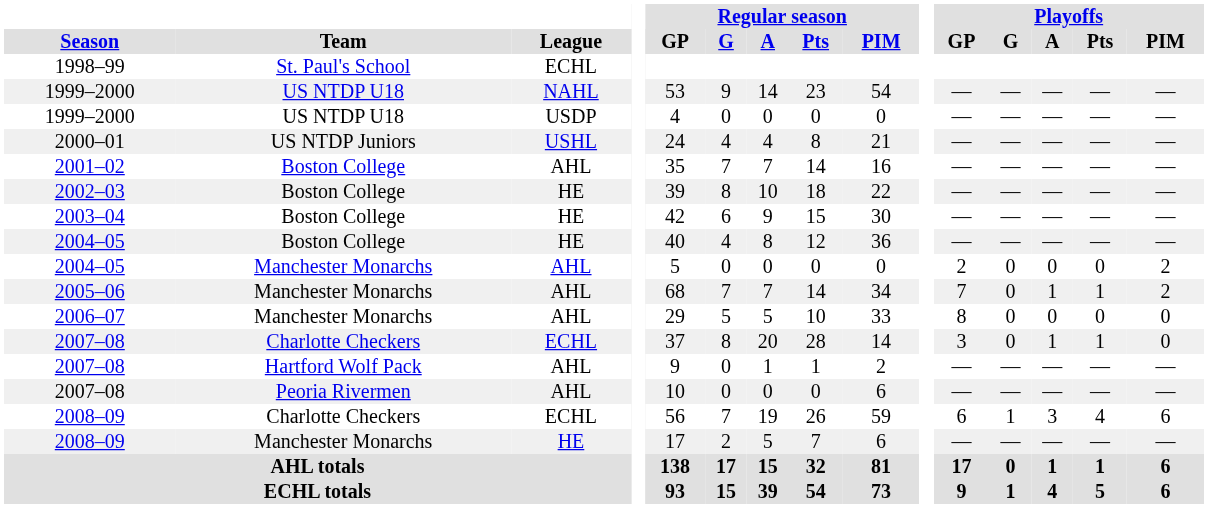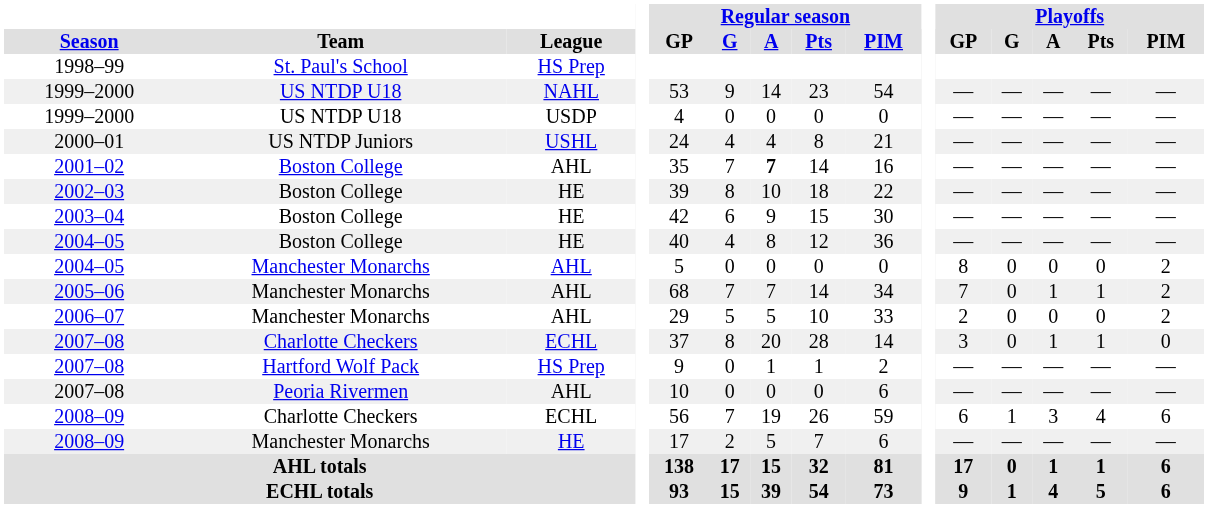(571, 66) ECHL -> (571, 66) HS Prep
(768, 166) normal -> (771, 166) bold
(961, 266) 2 -> (963, 266) 8
(961, 316) 8 -> (963, 316) 2
(1166, 316) 0 -> (1166, 316) 2
(571, 366) AHL -> (571, 366) HS Prep
